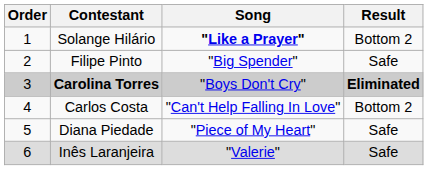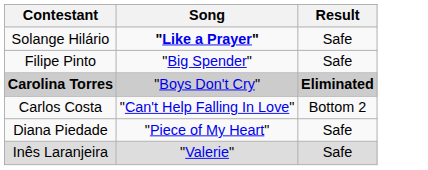- column: (27, 15)
(383, 38) Bottom 2 -> (337, 38) Safe
